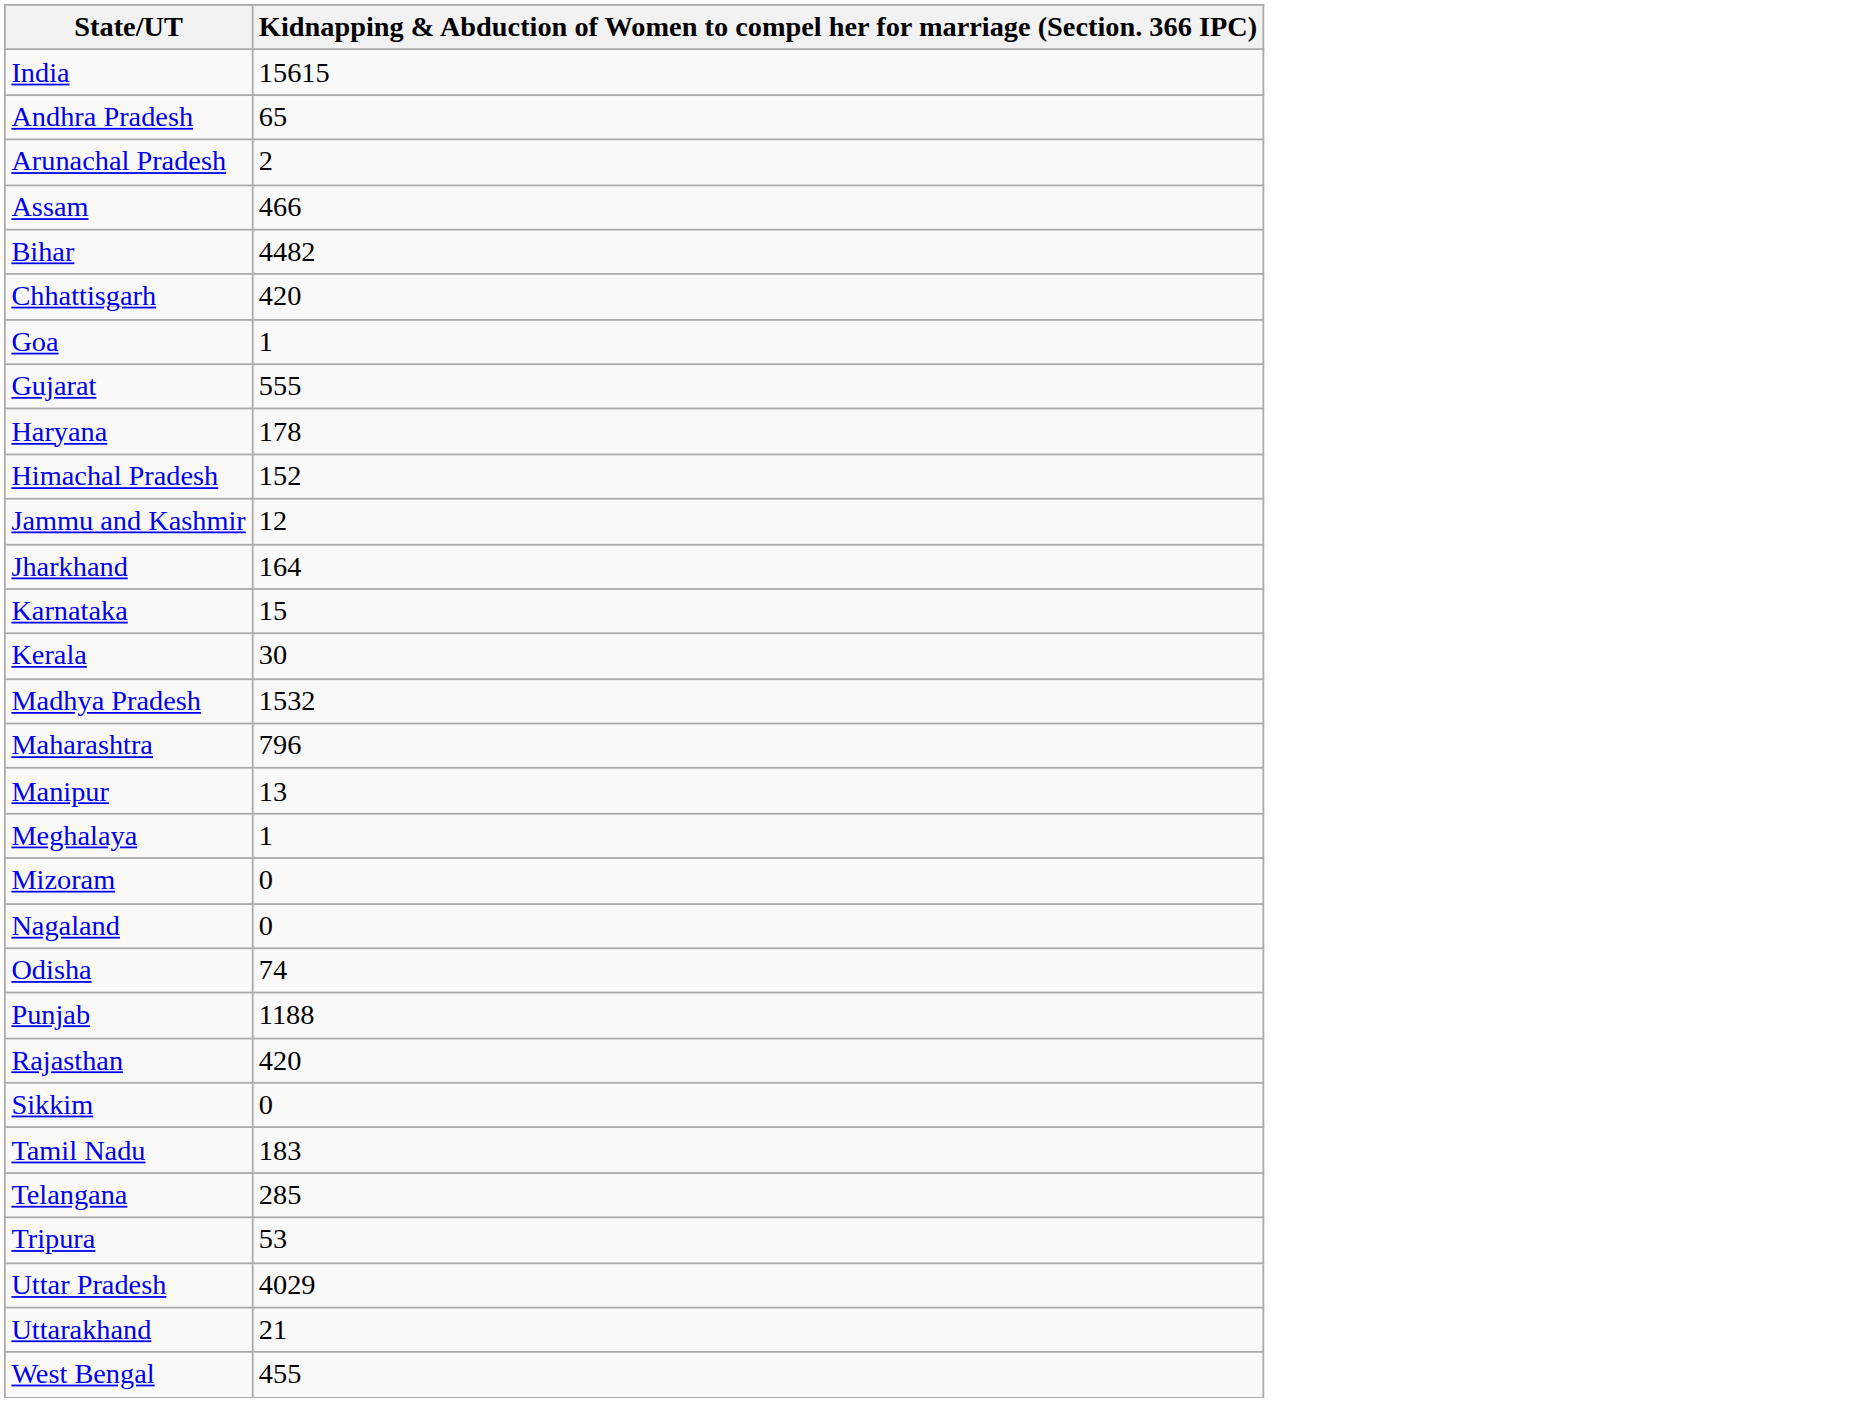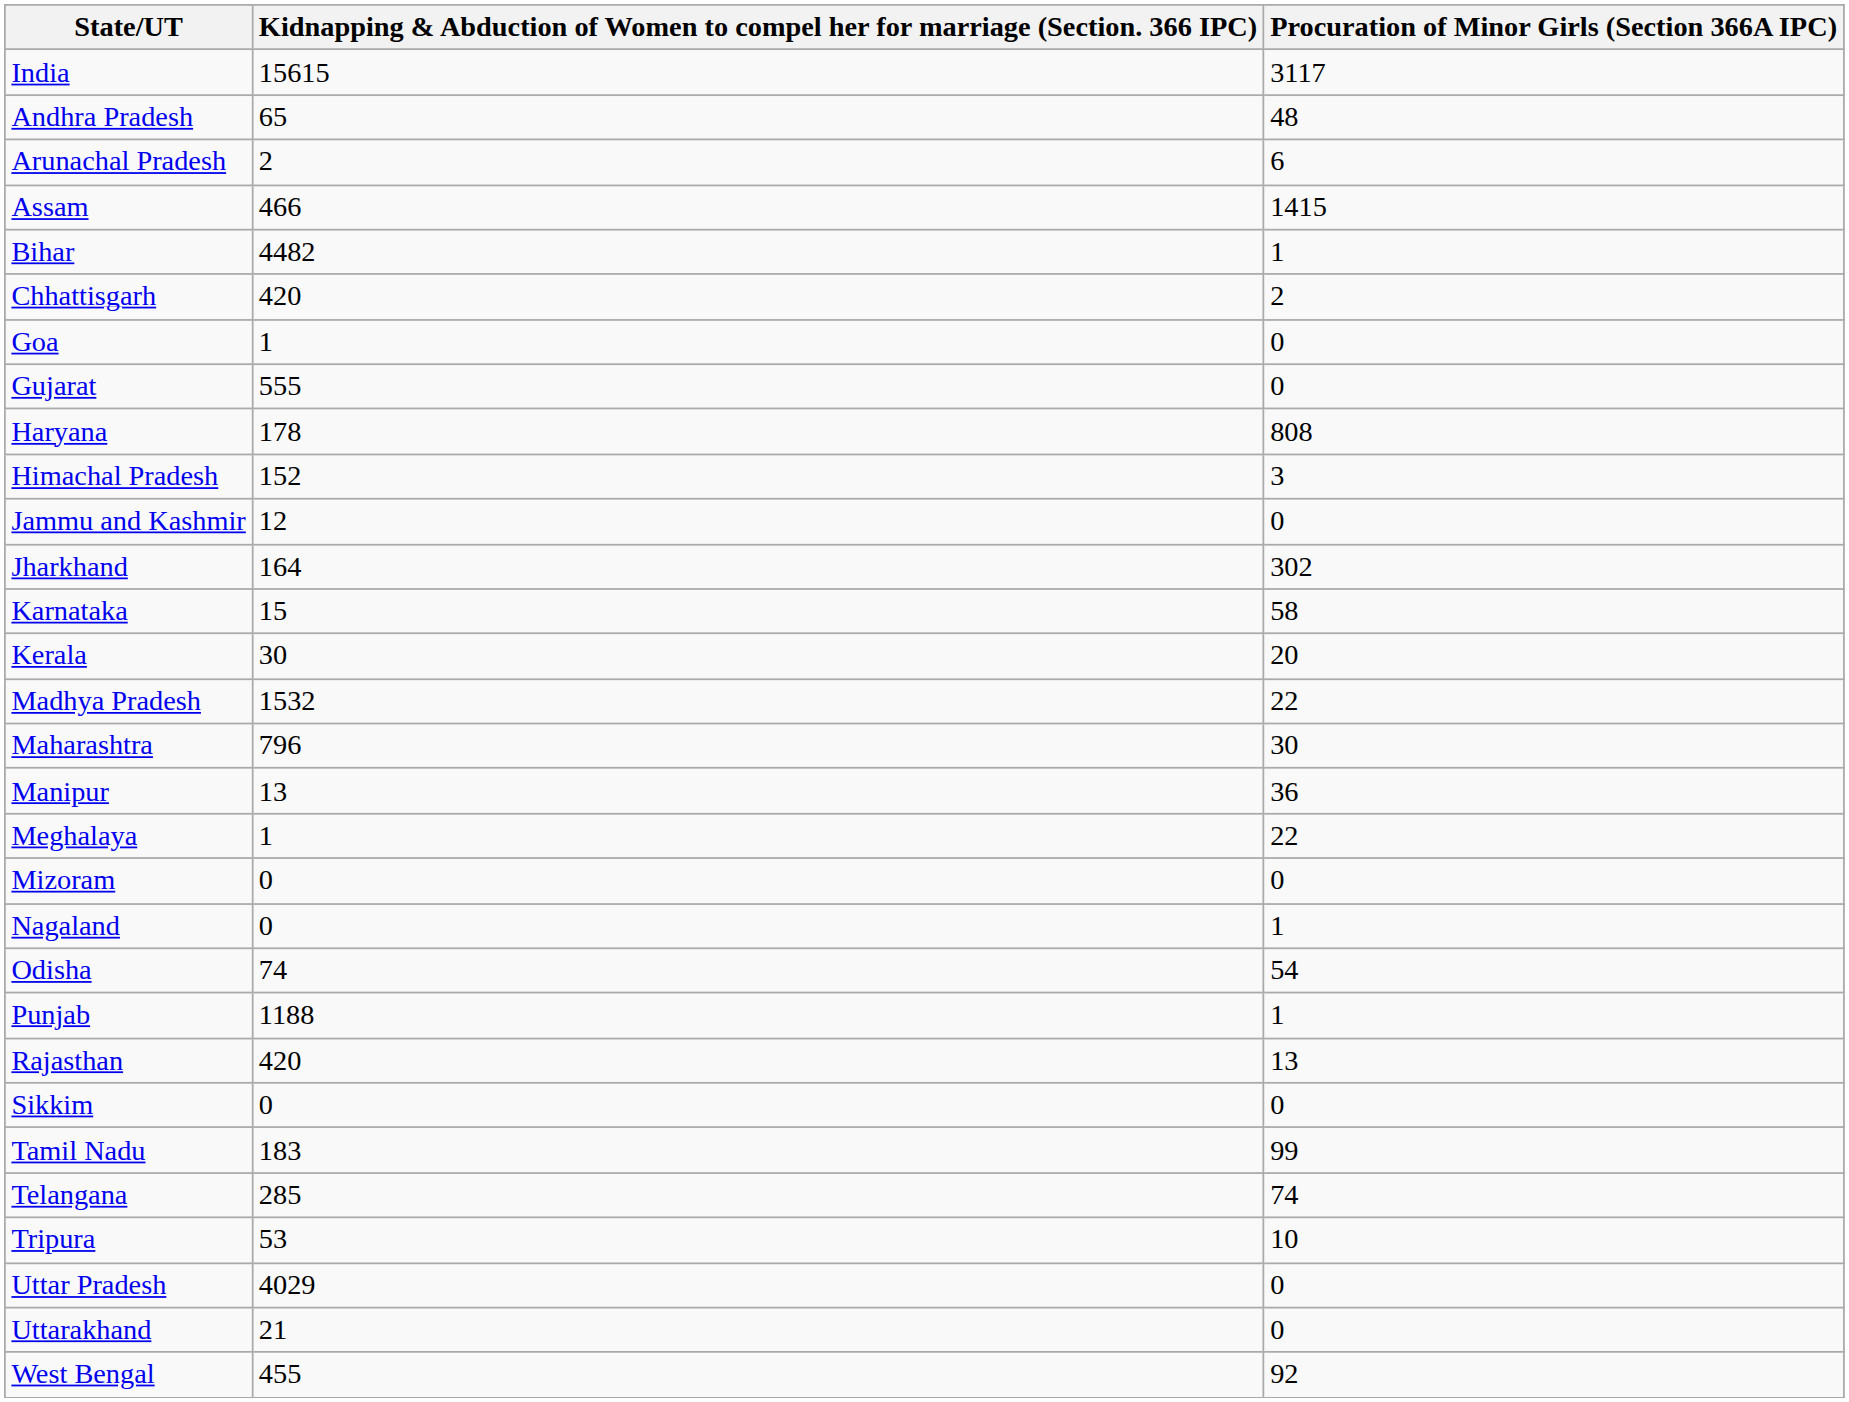+ column: (1554, 26)
